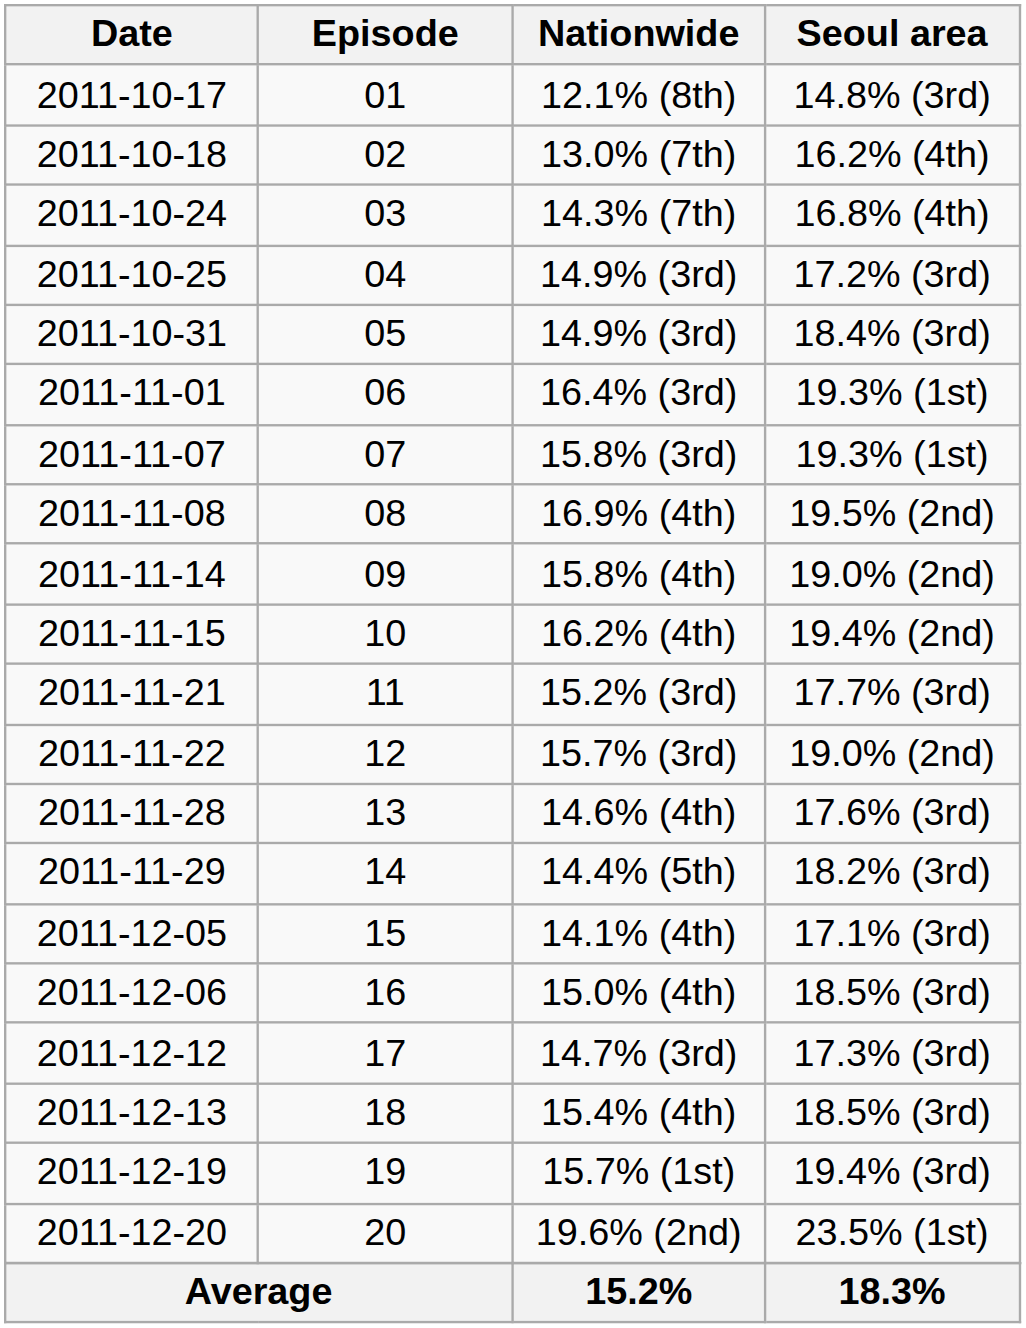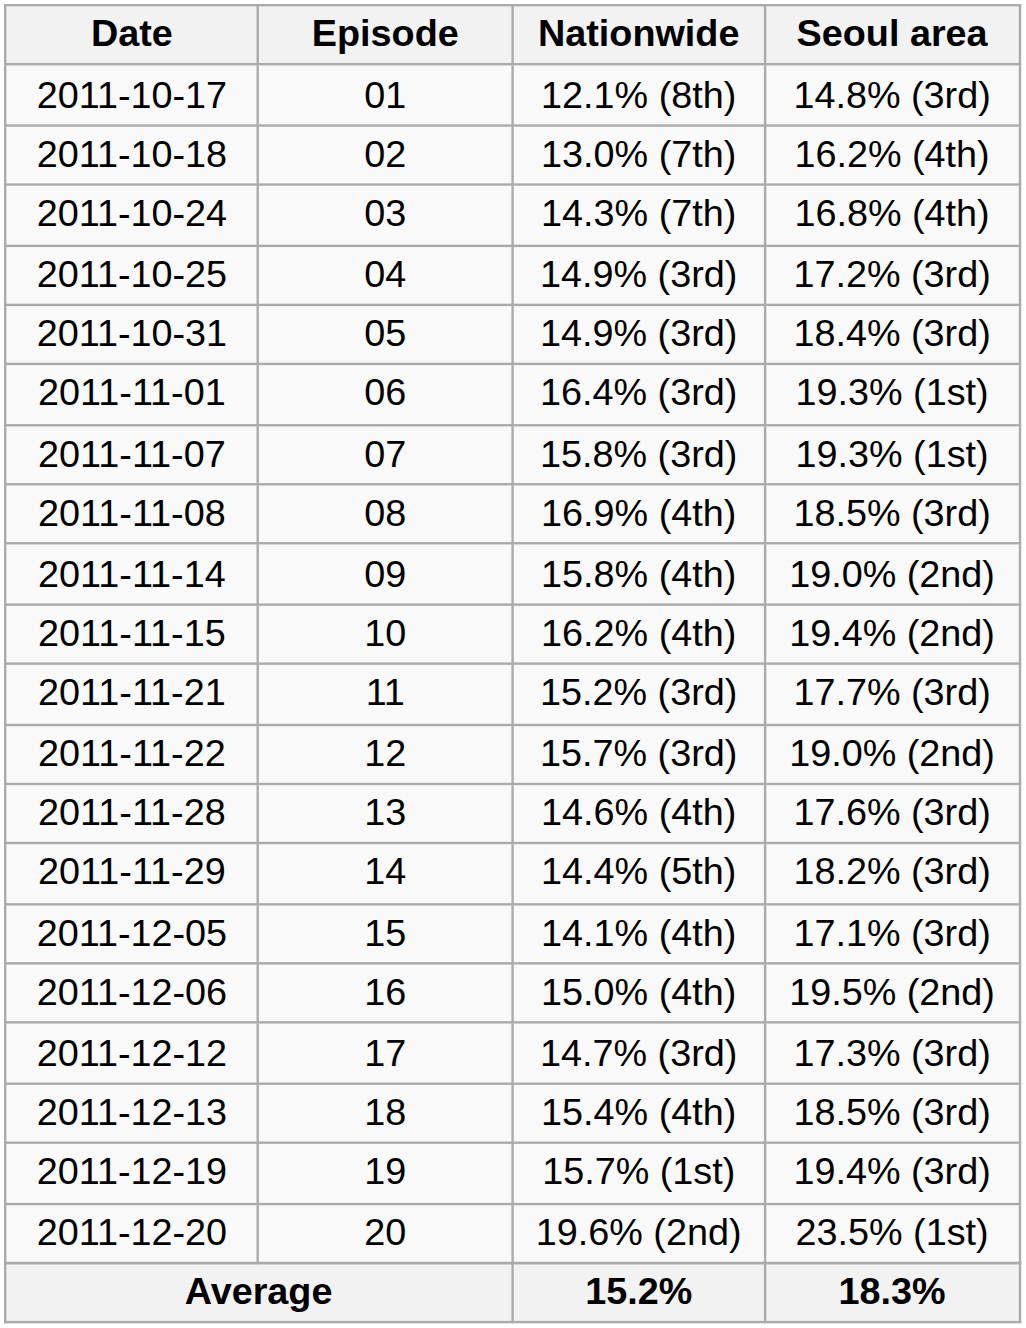(892, 513) 19.5% (2nd) -> (892, 513) 18.5% (3rd)
(892, 992) 18.5% (3rd) -> (892, 992) 19.5% (2nd)
